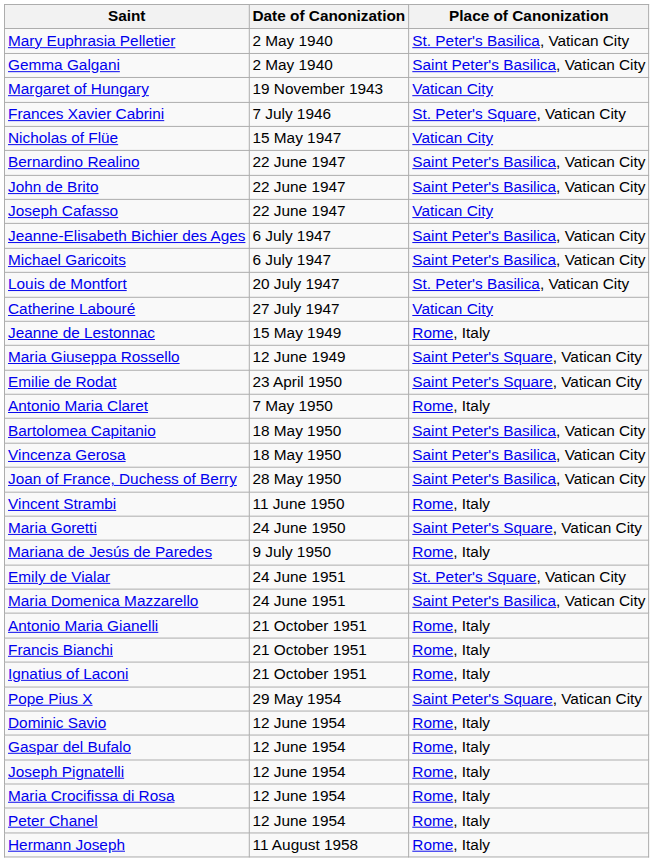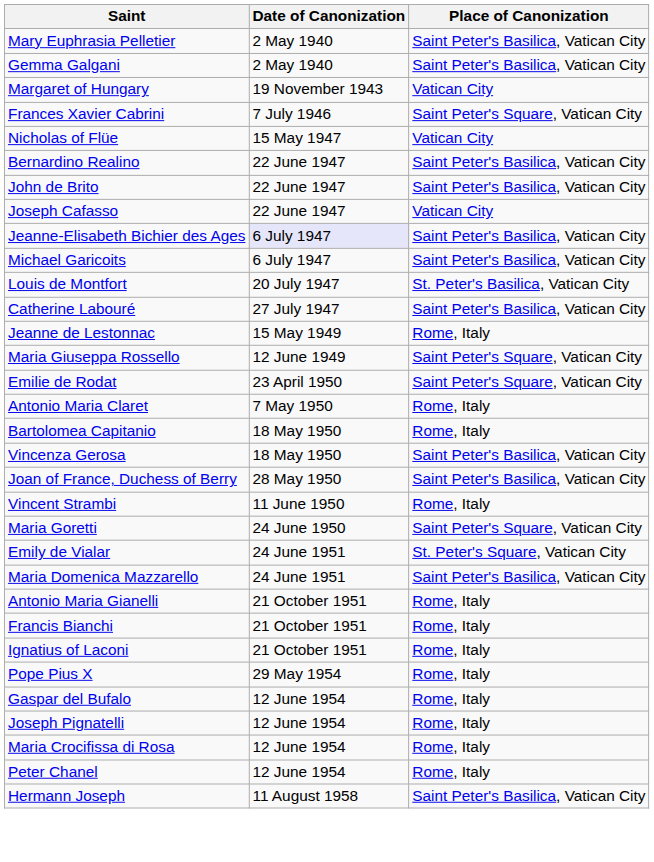(521, 41) St. Peter's Basilica, Vatican City -> (529, 41) Saint Peter's Basilica, Vatican City
(519, 114) St. Peter's Square, Vatican City -> (527, 114) Saint Peter's Square, Vatican City
(292, 235) no background -> (292, 235) lavender background
(453, 308) Vatican City -> (529, 308) Saint Peter's Basilica, Vatican City
(529, 430) Saint Peter's Basilica, Vatican City -> (451, 430) Rome, Italy
- row: (110, 552)
(527, 698) Saint Peter's Square, Vatican City -> (451, 674) Rome, Italy
- row: (57, 723)
(451, 844) Rome, Italy -> (529, 796) Saint Peter's Basilica, Vatican City
